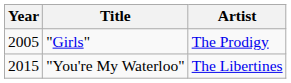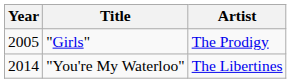(24, 66) 2015 -> (24, 66) 2014
